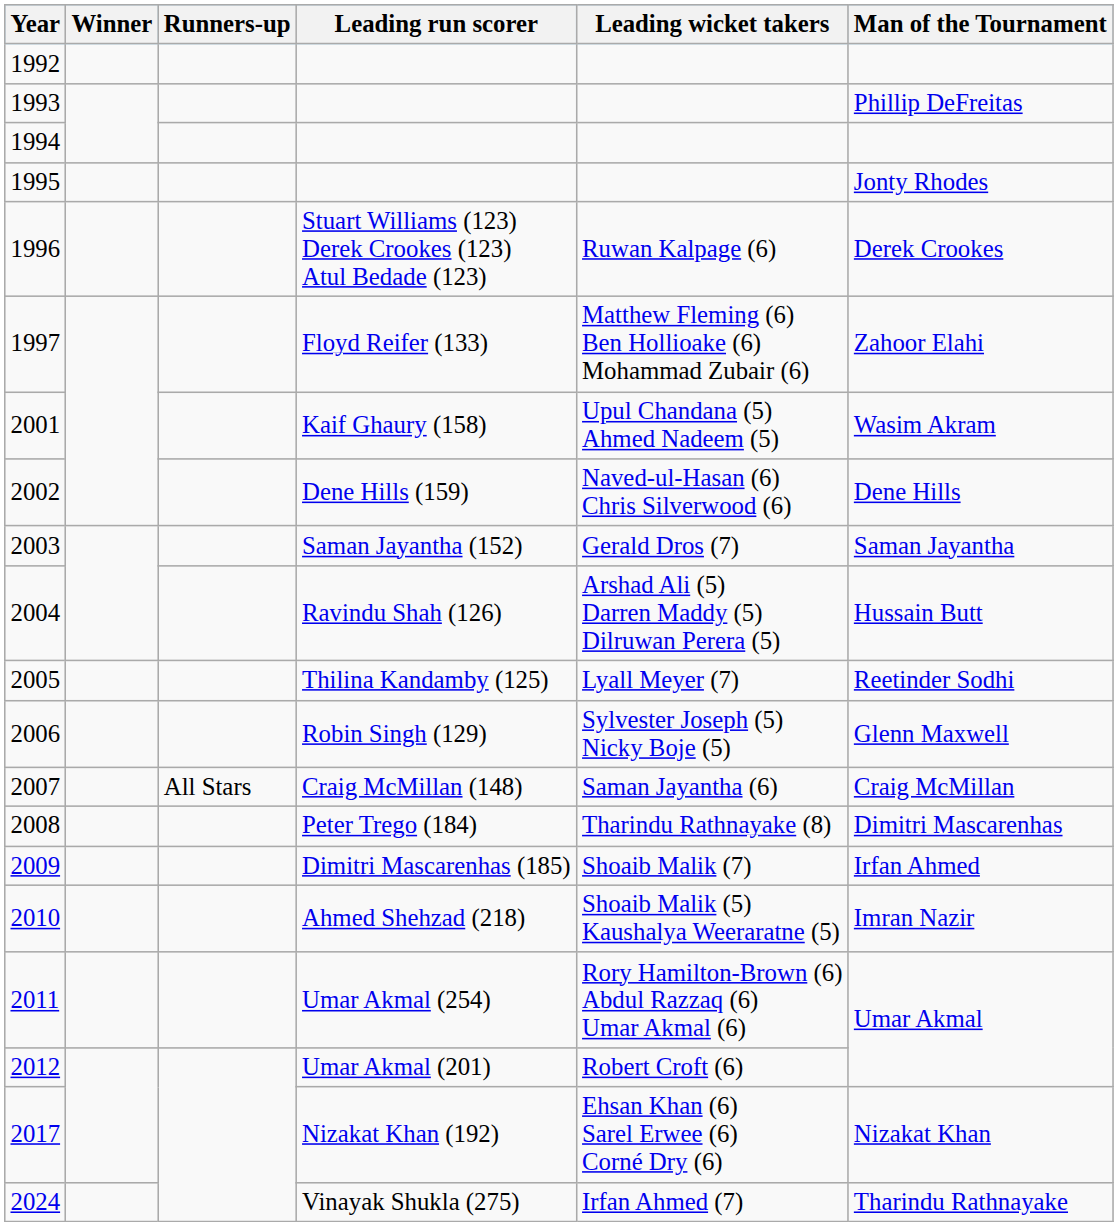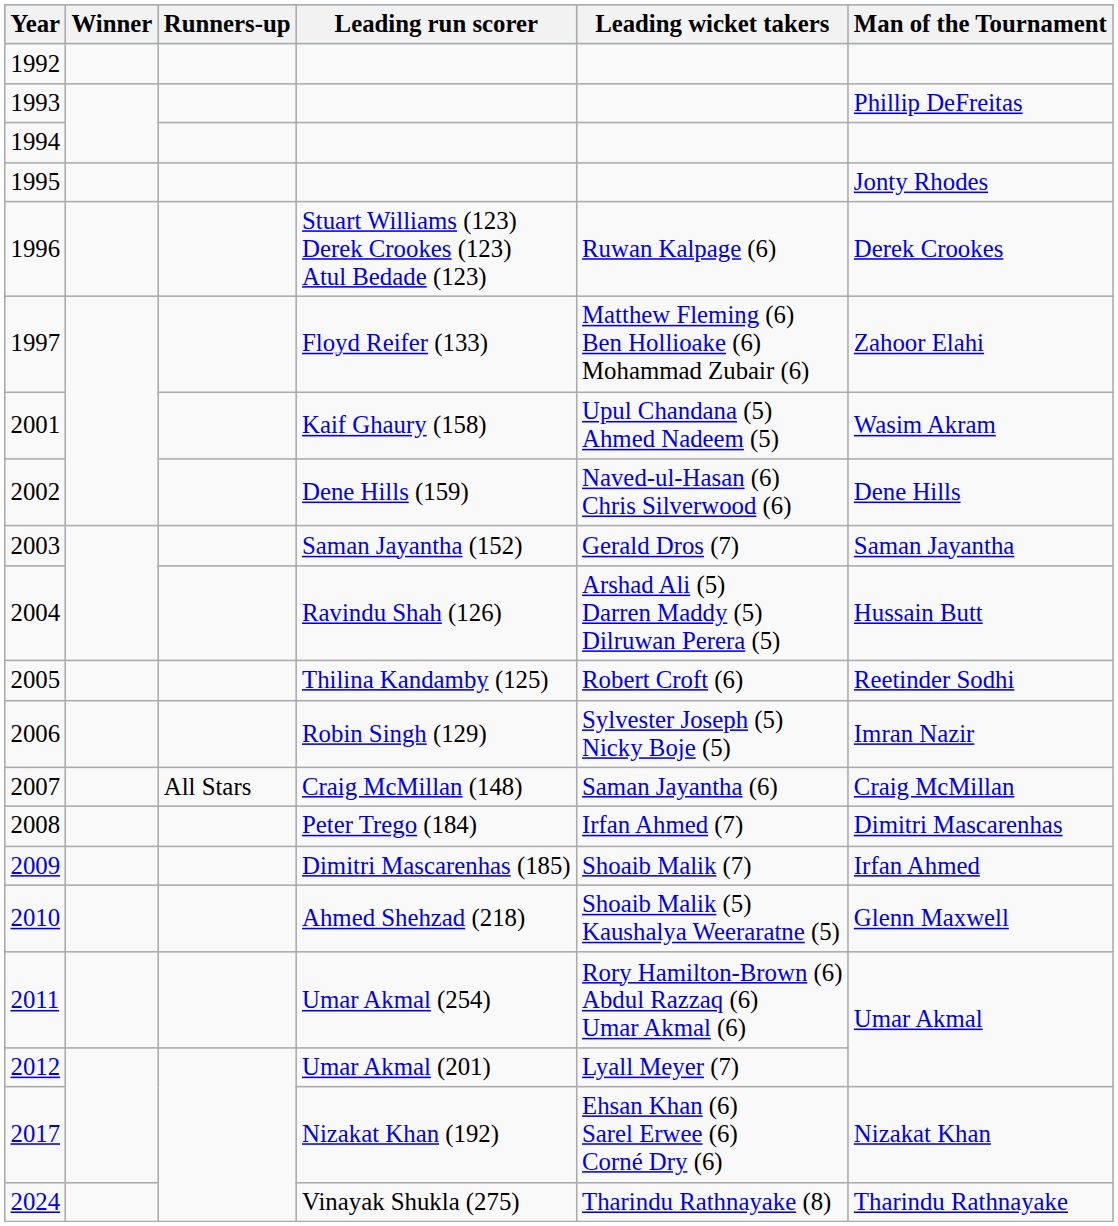(661, 680) Lyall Meyer (7) -> (663, 680) Robert Croft (6)
(931, 733) Glenn Maxwell -> (914, 733) Imran Nazir
(707, 825) Tharindu Rathnayake (8) -> (663, 825) Irfan Ahmed (7)
(914, 918) Imran Nazir -> (931, 918) Glenn Maxwell
(663, 1066) Robert Croft (6) -> (661, 1066) Lyall Meyer (7)
(663, 1201) Irfan Ahmed (7) -> (707, 1201) Tharindu Rathnayake (8)
